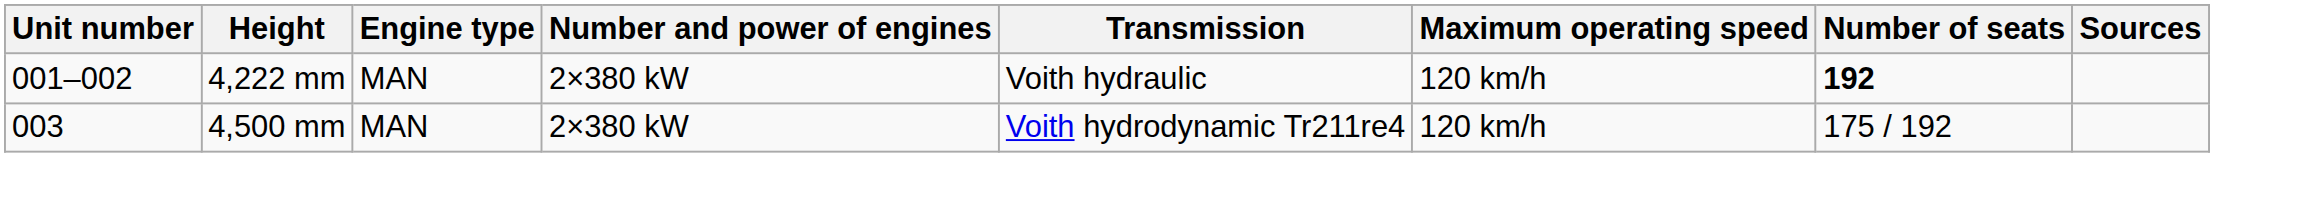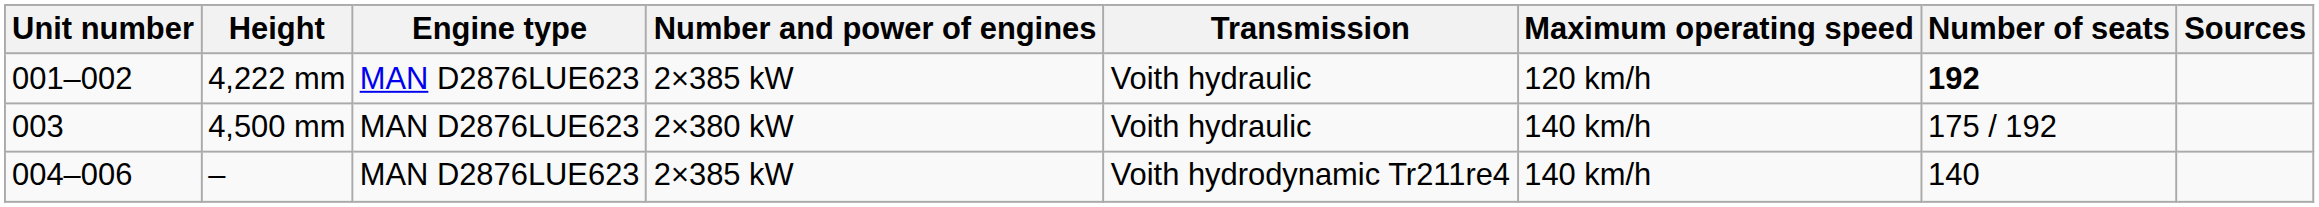(394, 77) MAN -> (500, 77) MAN D2876LUE623
(619, 77) 2×380 kW -> (724, 77) 2×385 kW
(394, 126) MAN -> (500, 126) MAN D2876LUE623
(1206, 126) Voith hydrodynamic Tr211re4 -> (1211, 126) Voith hydraulic
(1483, 126) 120 km/h -> (1588, 126) 140 km/h
+ row: (217, 175)
